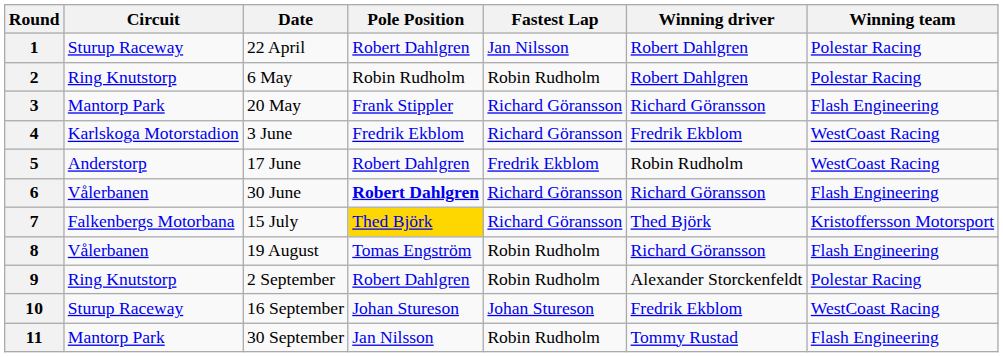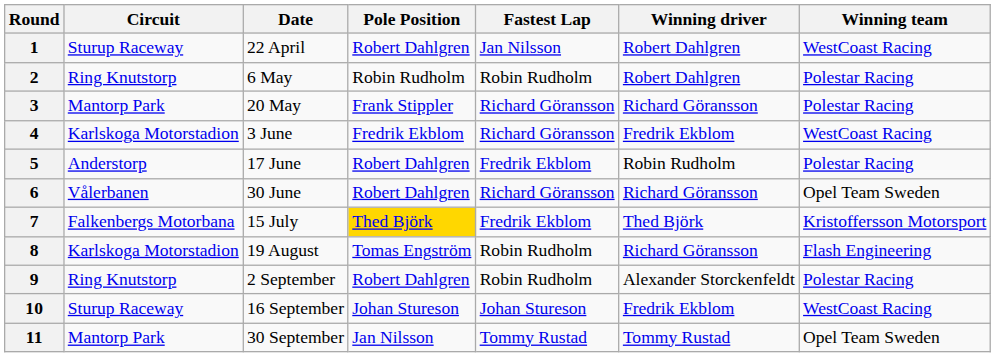(866, 47) Polestar Racing -> (867, 47) WestCoast Racing
(875, 105) Flash Engineering -> (858, 105) Polestar Racing
(875, 163) WestCoast Racing -> (858, 163) Polestar Racing
(416, 192) bold -> (411, 192) normal
(875, 192) Flash Engineering -> (871, 192) Opel Team Sweden
(555, 221) Richard Göransson -> (535, 221) Fredrik Ekblom
(108, 250) Vålerbanen -> (153, 250) Karlskoga Motorstadion
(544, 336) Robin Rudholm -> (533, 336) Tommy Rustad
(875, 336) Flash Engineering -> (871, 336) Opel Team Sweden
